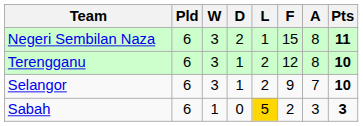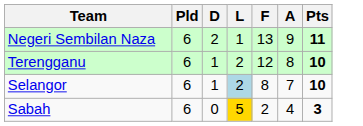- column: (215, 16)
(290, 39) 15 -> (265, 39) 13
(315, 39) 8 -> (290, 39) 9
(265, 86) no background -> (240, 86) lightblue background
(290, 86) 9 -> (265, 86) 8
(315, 109) 3 -> (290, 109) 4
